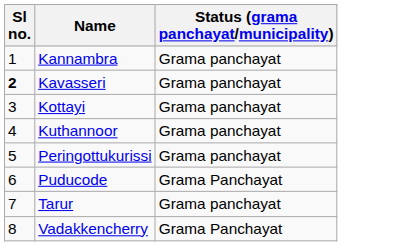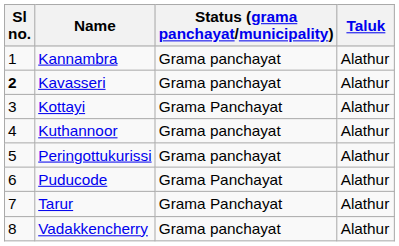+ column: (366, 25)
(220, 107) Grama panchayat -> (221, 107) Grama Panchayat
(220, 204) Grama panchayat -> (221, 204) Grama Panchayat
(221, 228) Grama Panchayat -> (220, 228) Grama panchayat
